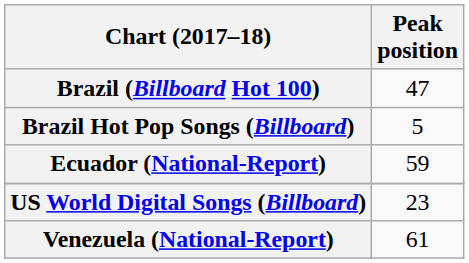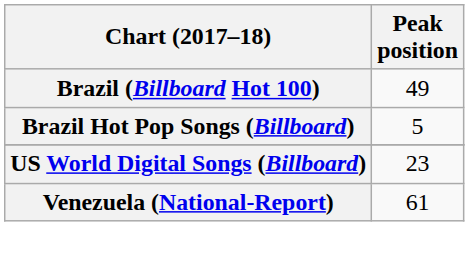(418, 88) 47 -> (418, 88) 49
- row: (188, 163)
